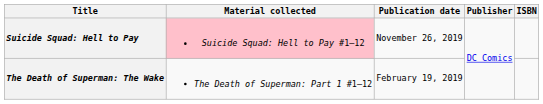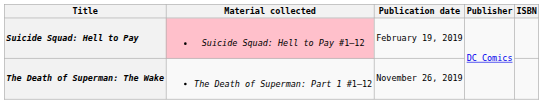(419, 38) November 26, 2019 -> (419, 38) February 19, 2019
(419, 79) February 19, 2019 -> (419, 79) November 26, 2019
